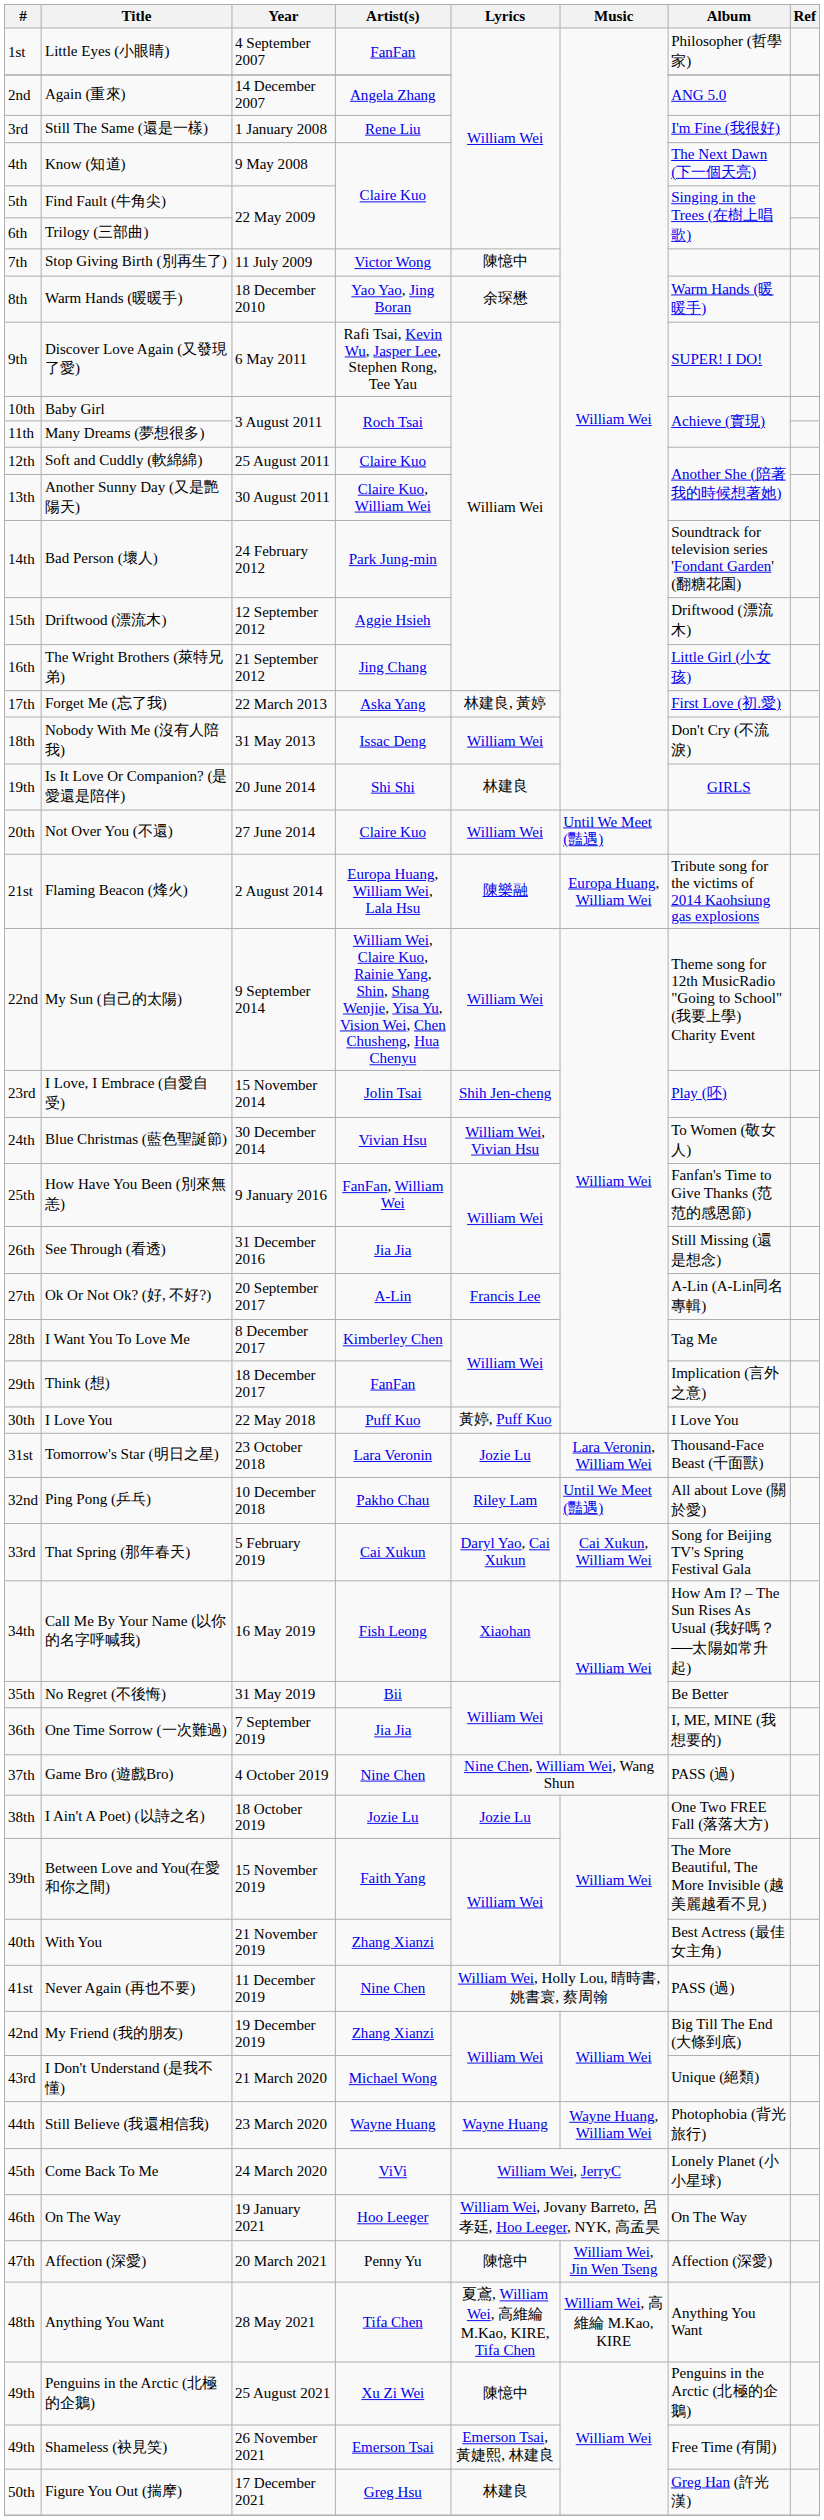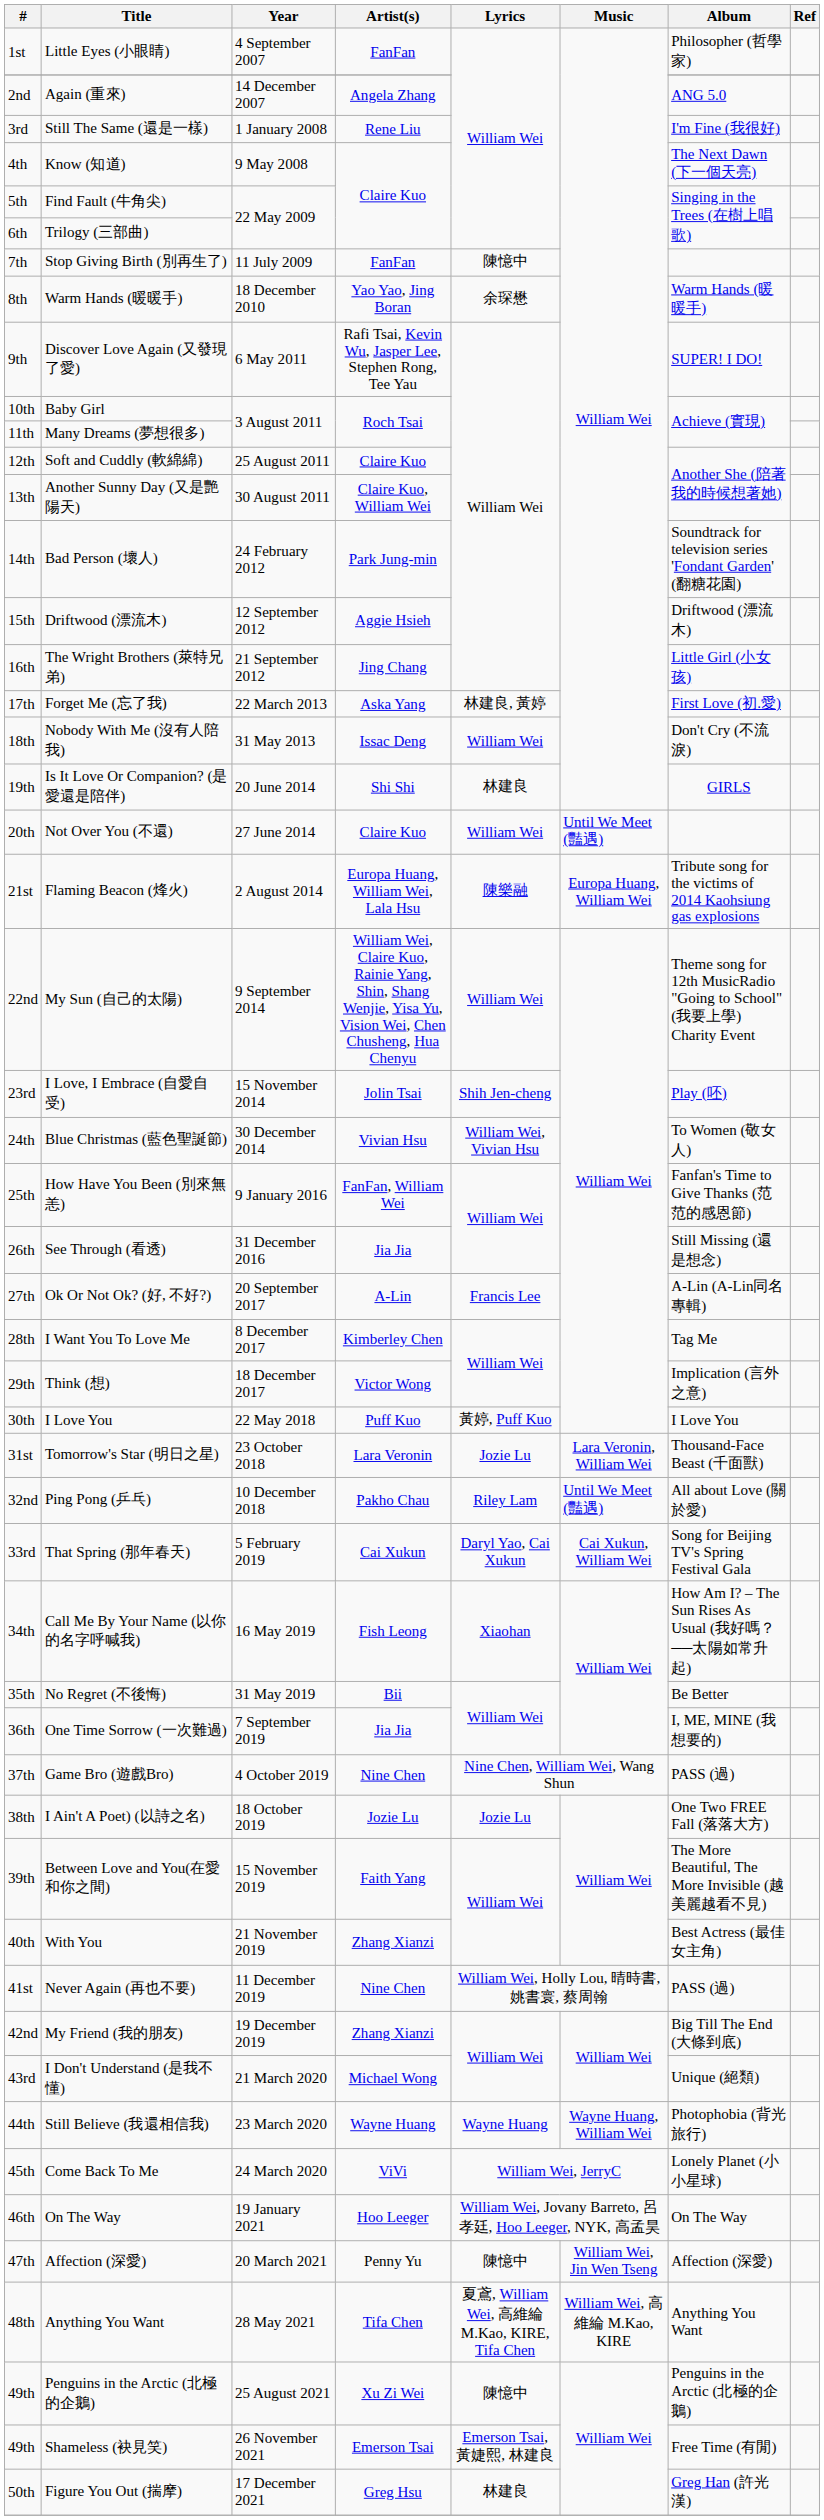(393, 262) Victor Wong -> (393, 262) FanFan
(393, 1383) FanFan -> (393, 1383) Victor Wong
